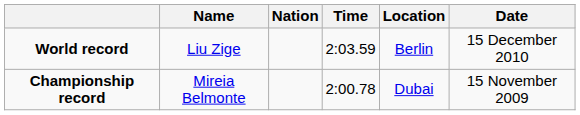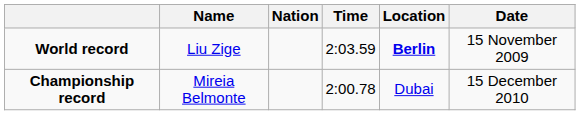(414, 48) normal -> (414, 48) bold
(512, 48) 15 December 2010 -> (512, 48) 15 November 2009
(512, 89) 15 November 2009 -> (512, 89) 15 December 2010
